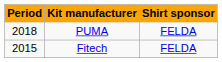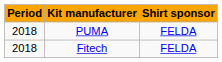(25, 48) 2015 -> (25, 48) 2018
